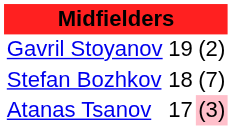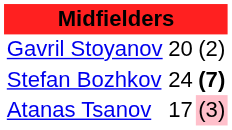(180, 49) 19 -> (180, 49) 20
(180, 79) 18 -> (180, 79) 24
(212, 79) normal -> (212, 79) bold
